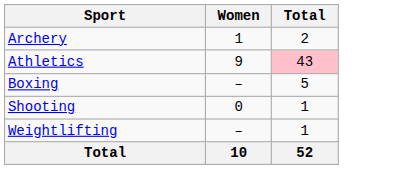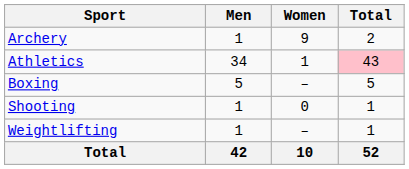+ column: (239, 16)
(239, 39) 1 -> (305, 39) 9
(239, 62) 9 -> (305, 62) 1
